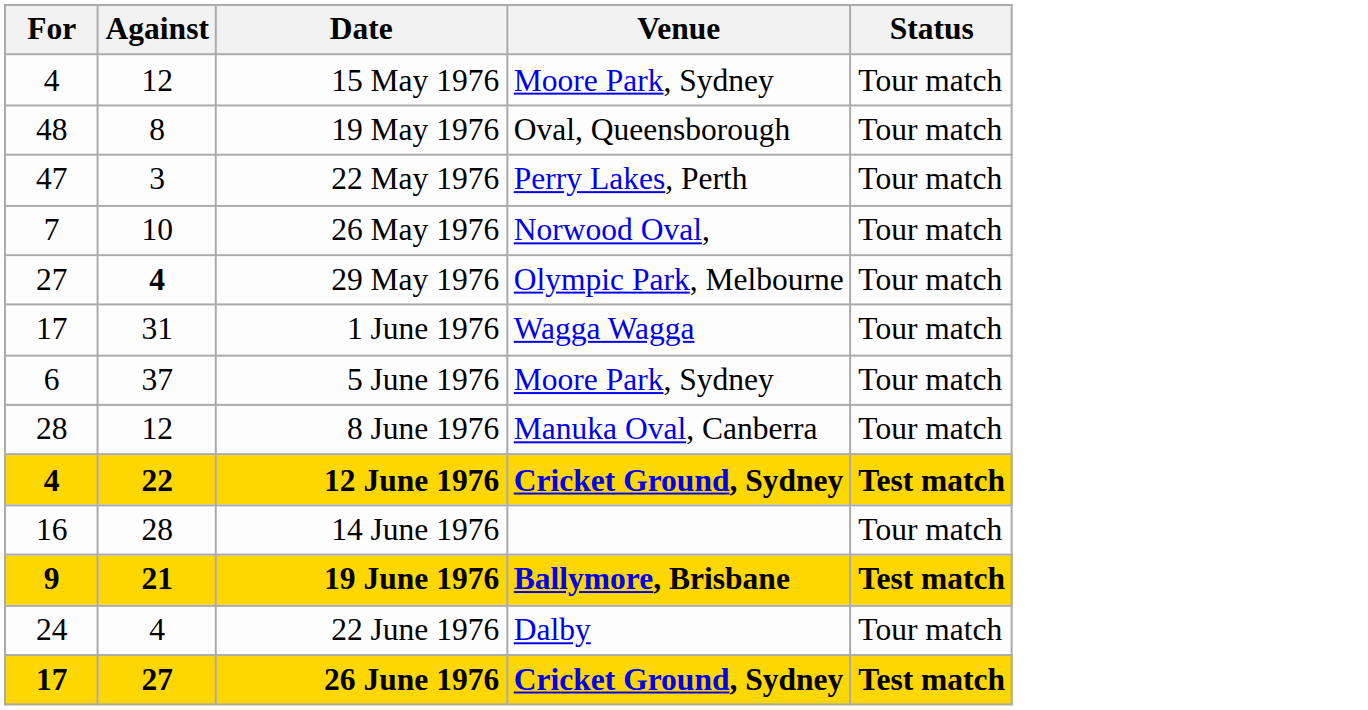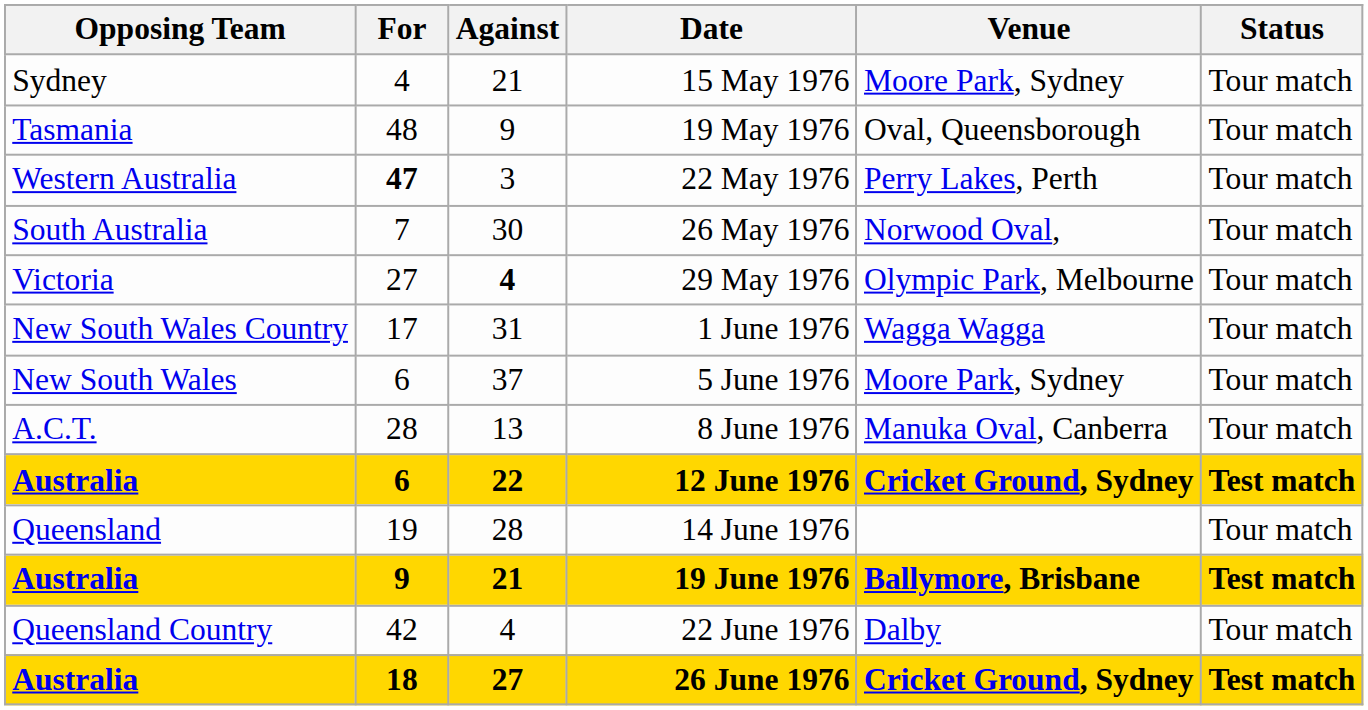+ column: (180, 29)
(157, 79) 12 -> (507, 79) 21
(157, 129) 8 -> (507, 129) 9
(52, 179) normal -> (402, 179) bold
(157, 229) 10 -> (507, 229) 30
(157, 429) 12 -> (507, 429) 13
(52, 479) 4 -> (402, 479) 6
(52, 529) 16 -> (402, 529) 19
(52, 629) 24 -> (402, 629) 42
(52, 679) 17 -> (402, 679) 18
